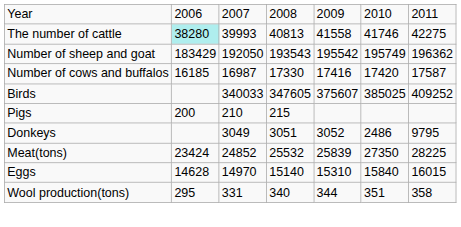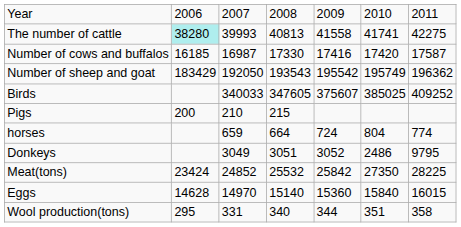(381, 34) 41746 -> (381, 34) 41741
rows swapped: (88, 73) <-> (81, 53)
+ row: (26, 133)
(334, 152) 25839 -> (334, 172) 25842
(334, 172) 15310 -> (334, 192) 15360
